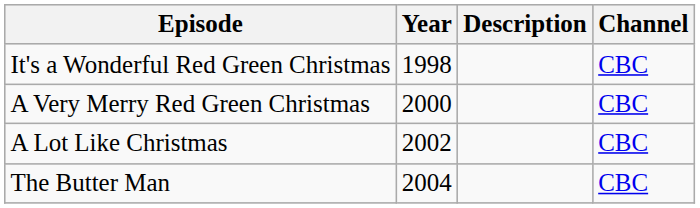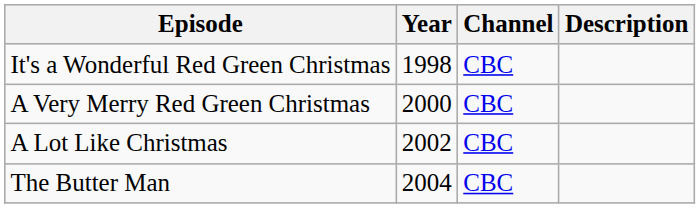columns swapped: (643, 24) <-> (525, 24)
